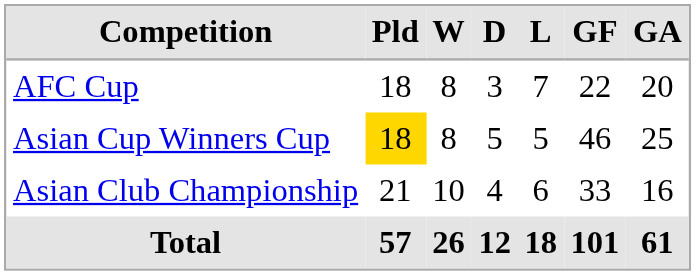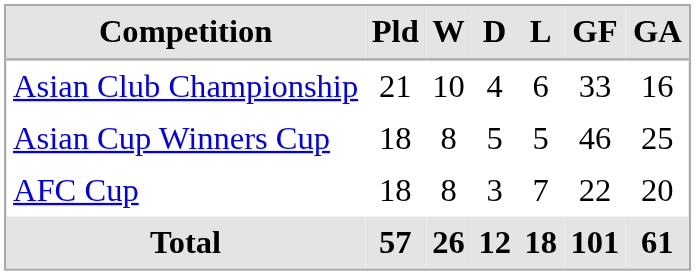rows swapped: (186, 189) <-> (76, 85)
(395, 137) gold background -> (395, 137) no background
